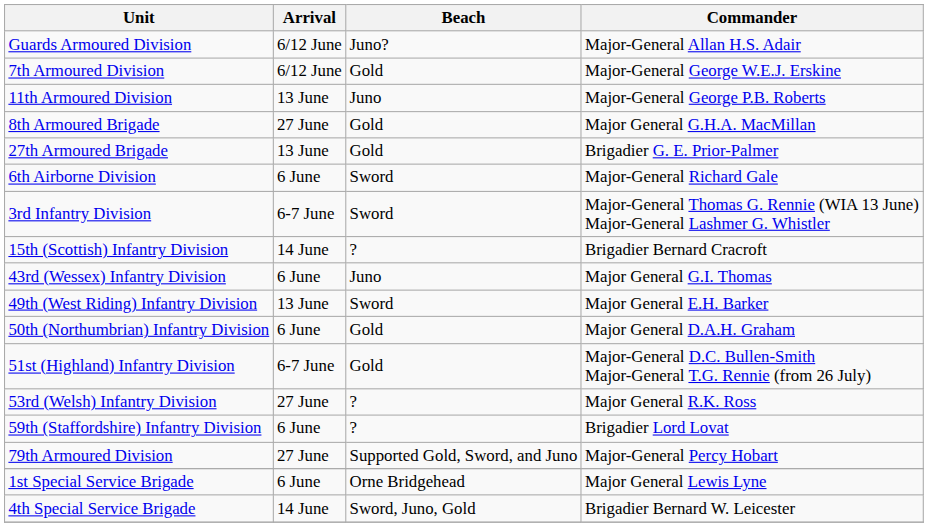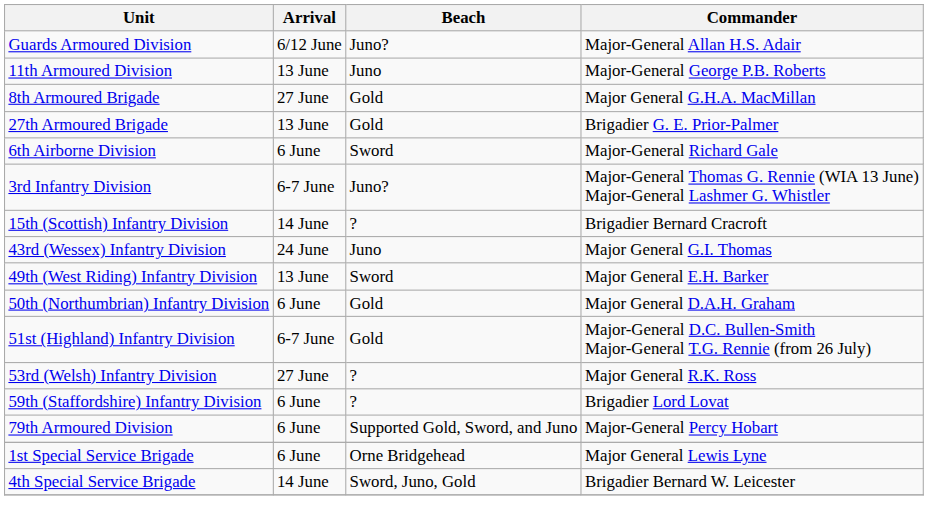- row: (86, 71)
(372, 213) Sword -> (369, 187) Juno?
(299, 276) 6 June -> (303, 249) 24 June
(303, 455) 27 June -> (299, 428) 6 June
